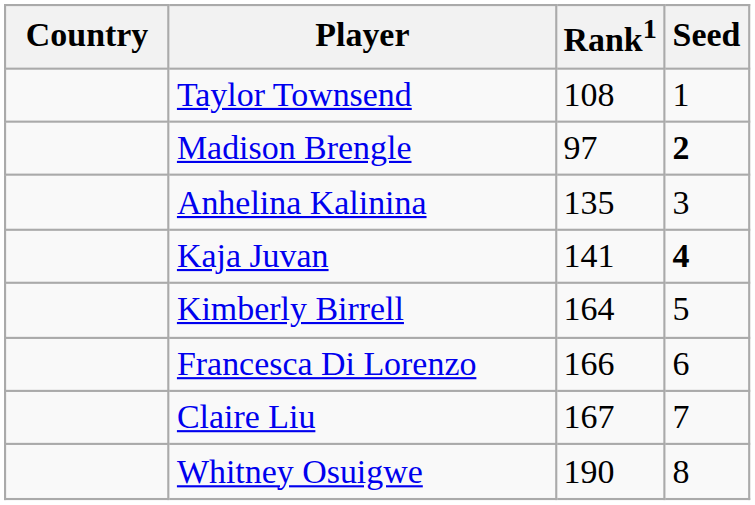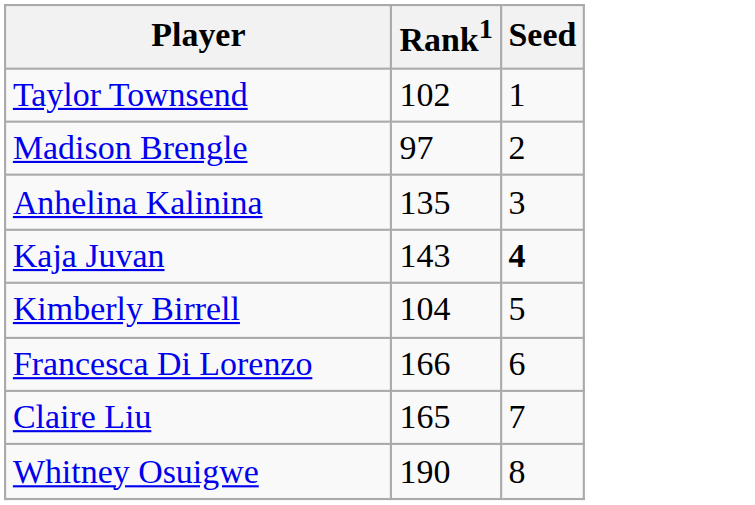- column: (87, 35)
(589, 94) 108 -> (425, 94) 102
(681, 148) bold -> (517, 148) normal
(589, 255) 141 -> (425, 255) 143
(589, 309) 164 -> (425, 309) 104
(589, 417) 167 -> (425, 417) 165
